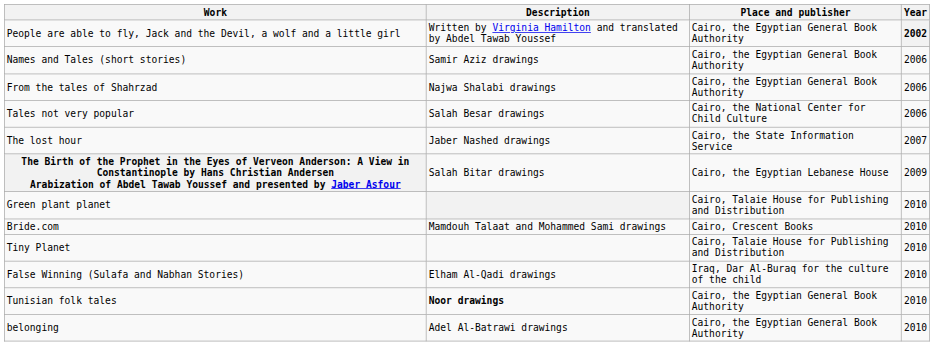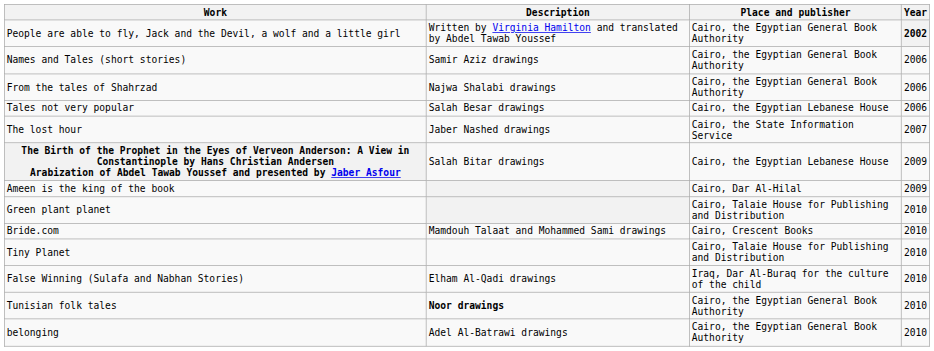(779, 114) Cairo, the National Center for Child Culture -> (790, 108) Cairo, the Egyptian Lebanese House
+ row: (91, 189)
